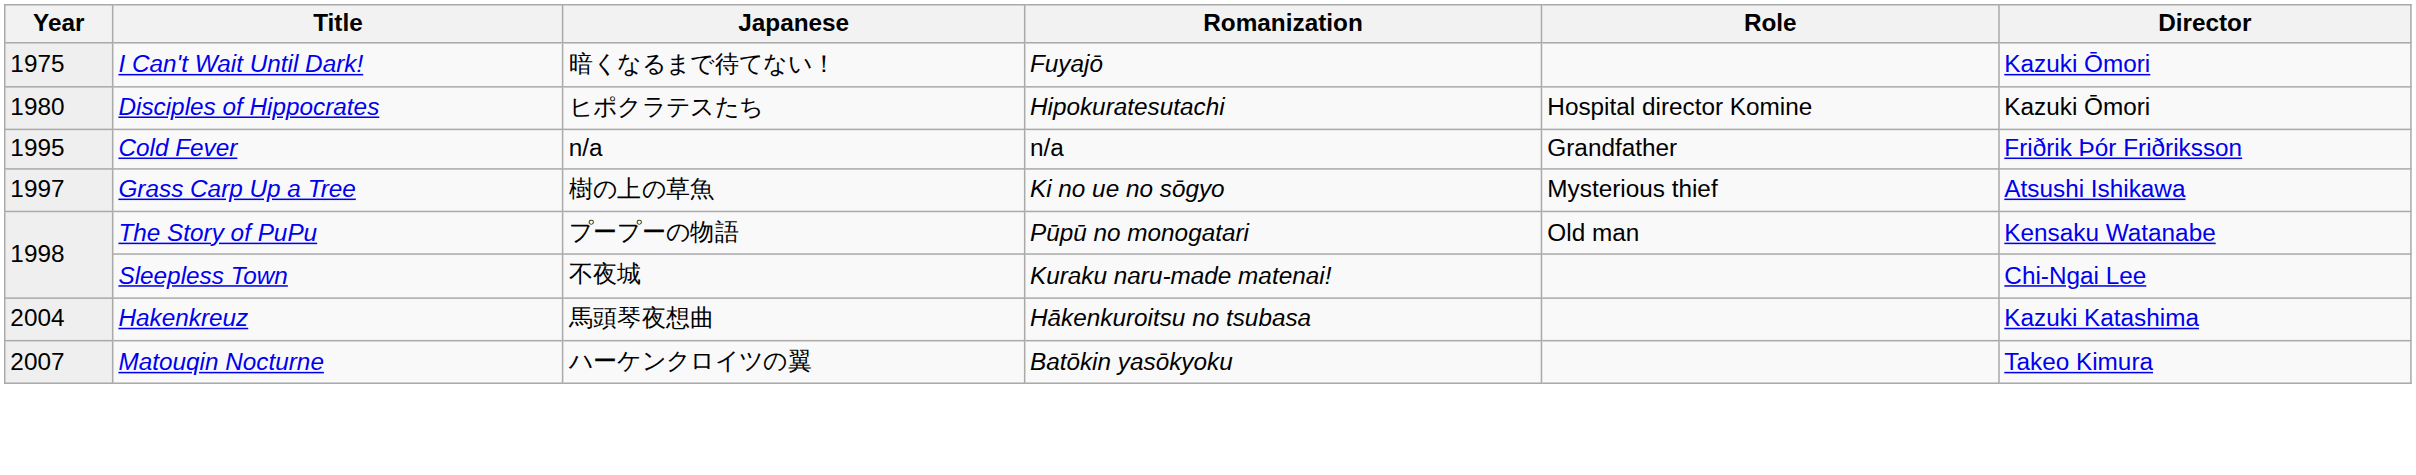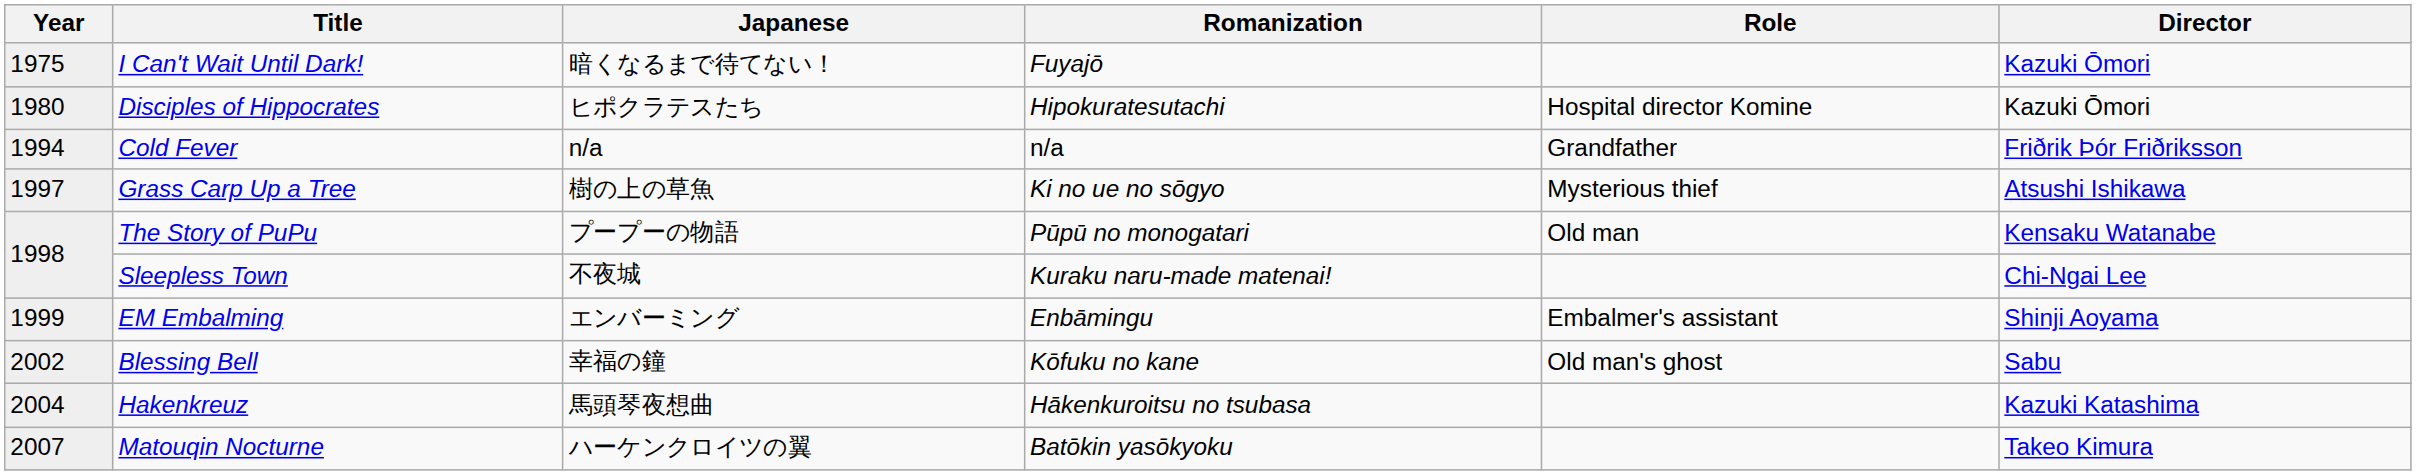(37, 148) 1995 -> (37, 148) 1994
+ row: (201, 318)
+ row: (188, 361)
